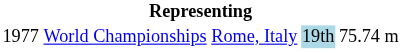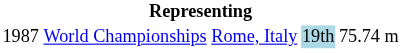(21, 36) 1977 -> (21, 36) 1987
